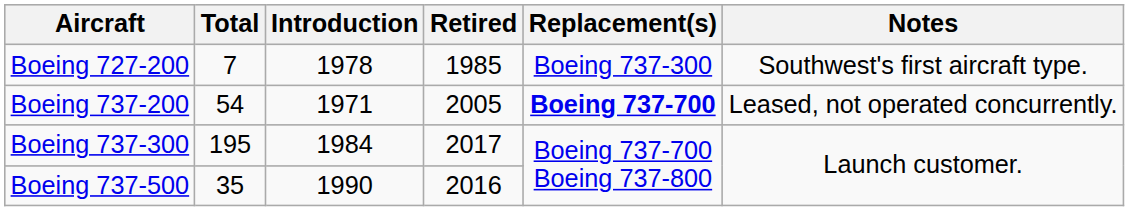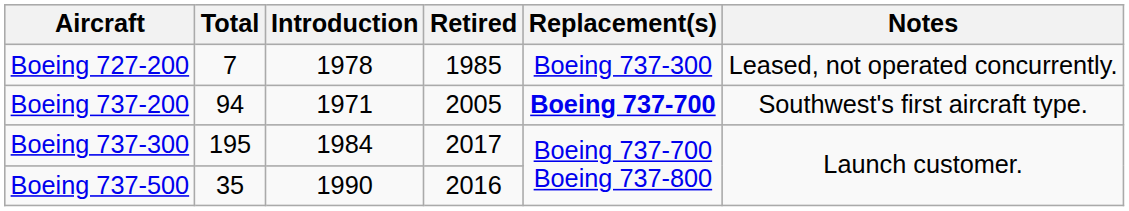(923, 64) Southwest's first aircraft type. -> (923, 64) Leased, not operated concurrently.
(230, 104) 54 -> (230, 104) 94
(923, 104) Leased, not operated concurrently. -> (923, 104) Southwest's first aircraft type.
